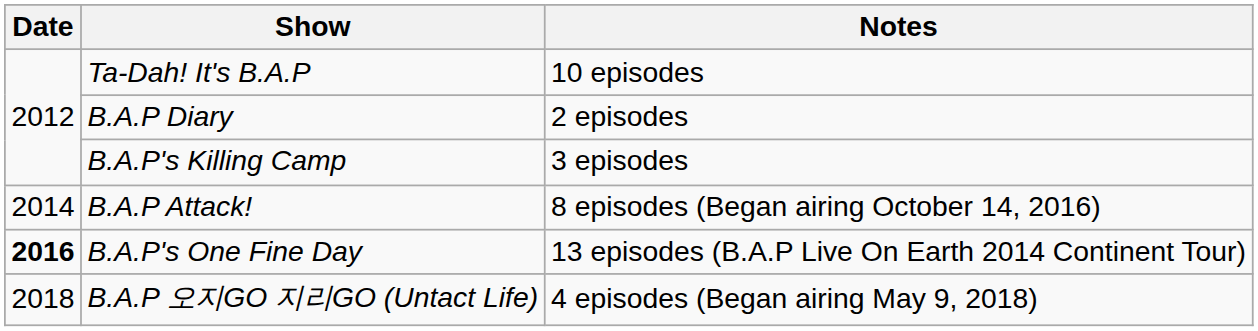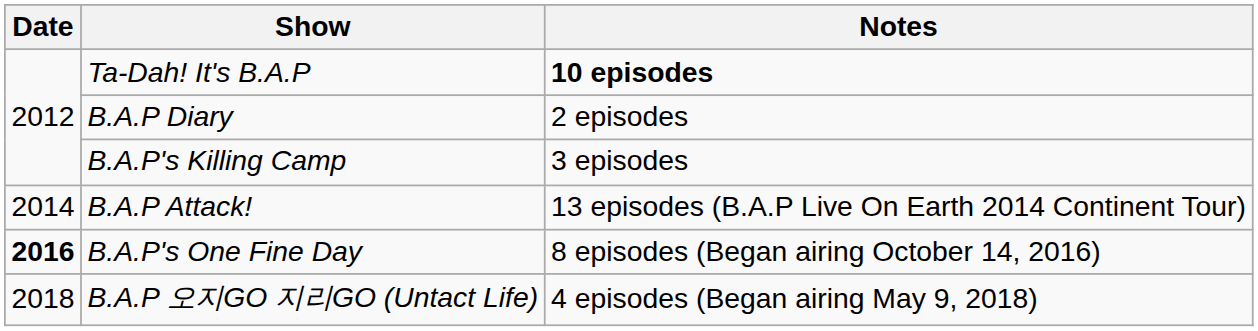(627, 71) normal -> (632, 71) bold
(826, 206) 8 episodes (Began airing October 14, 2016) -> (899, 206) 13 episodes (B.A.P Live On Earth 2014 Continent Tour)
(899, 251) 13 episodes (B.A.P Live On Earth 2014 Continent Tour) -> (826, 251) 8 episodes (Began airing October 14, 2016)
